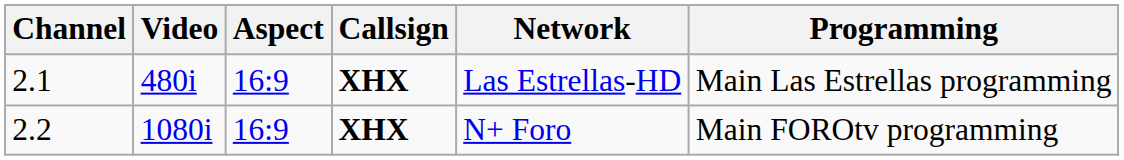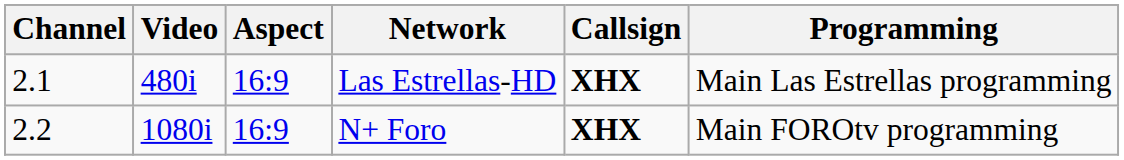columns swapped: (394, 29) <-> (572, 29)
